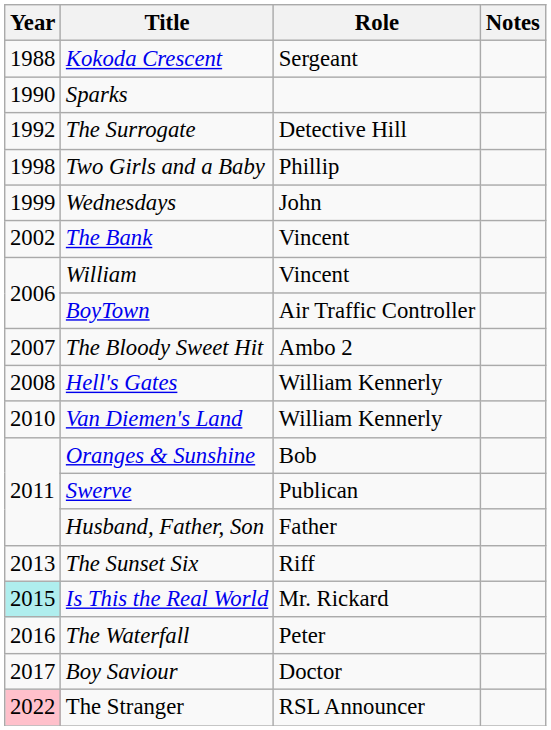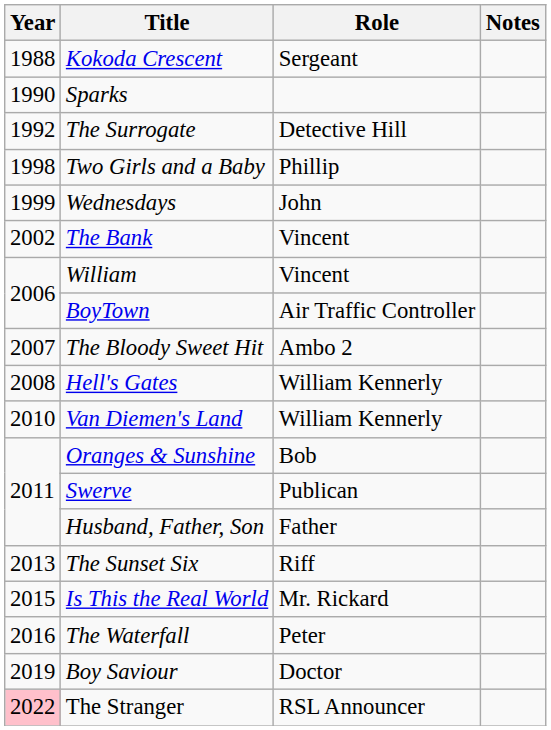(33, 599) paleturquoise background -> (33, 599) no background
(33, 671) 2017 -> (33, 671) 2019
